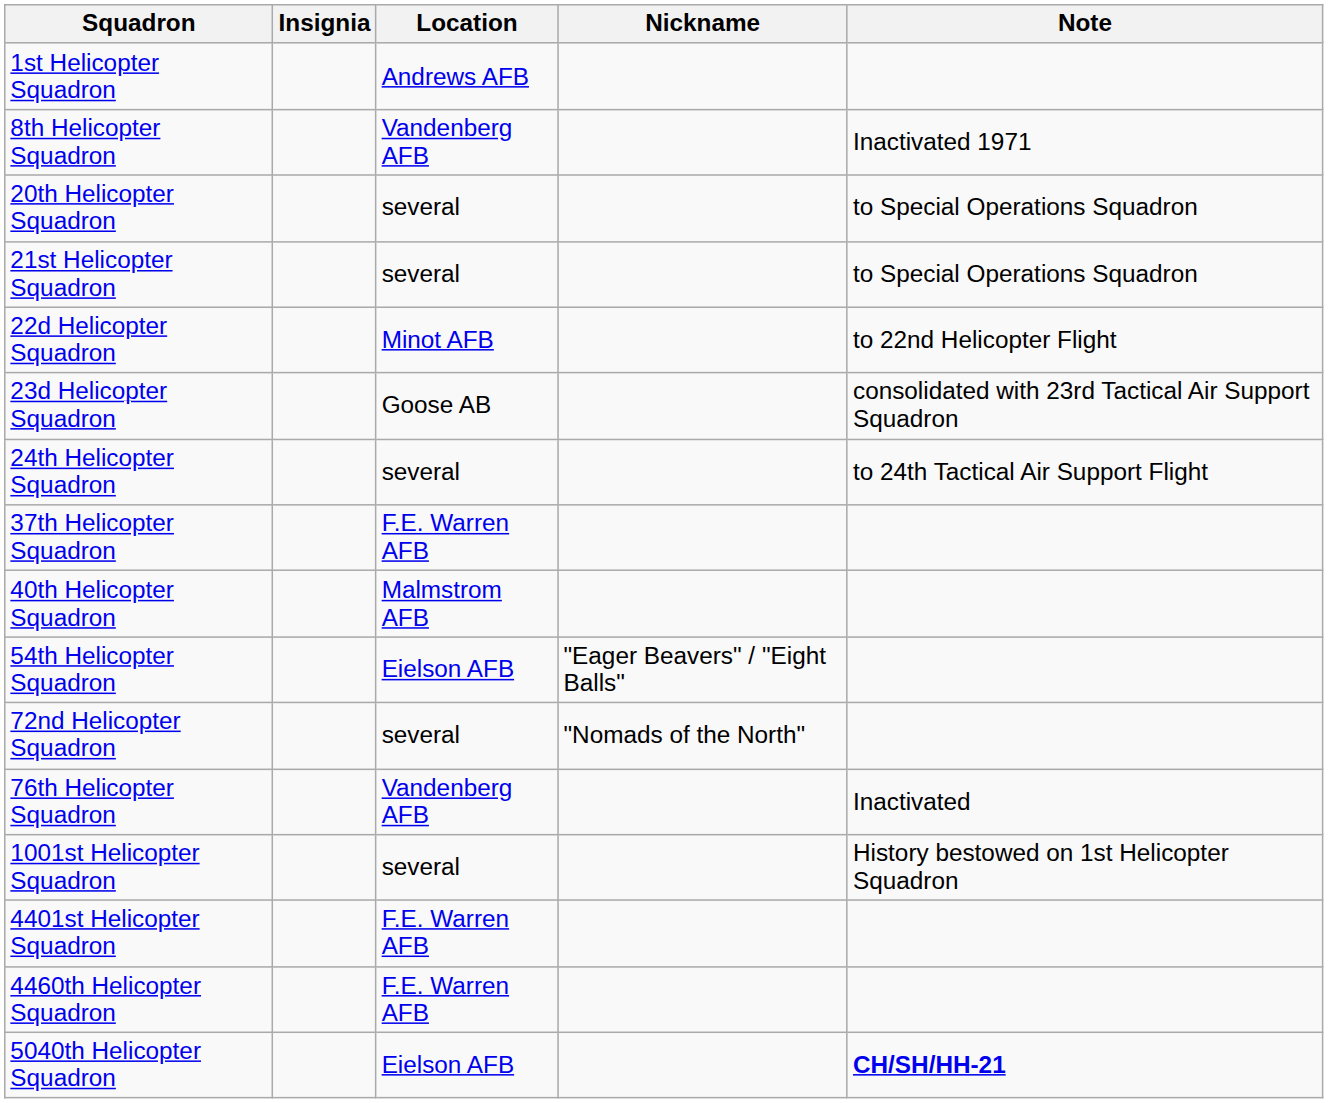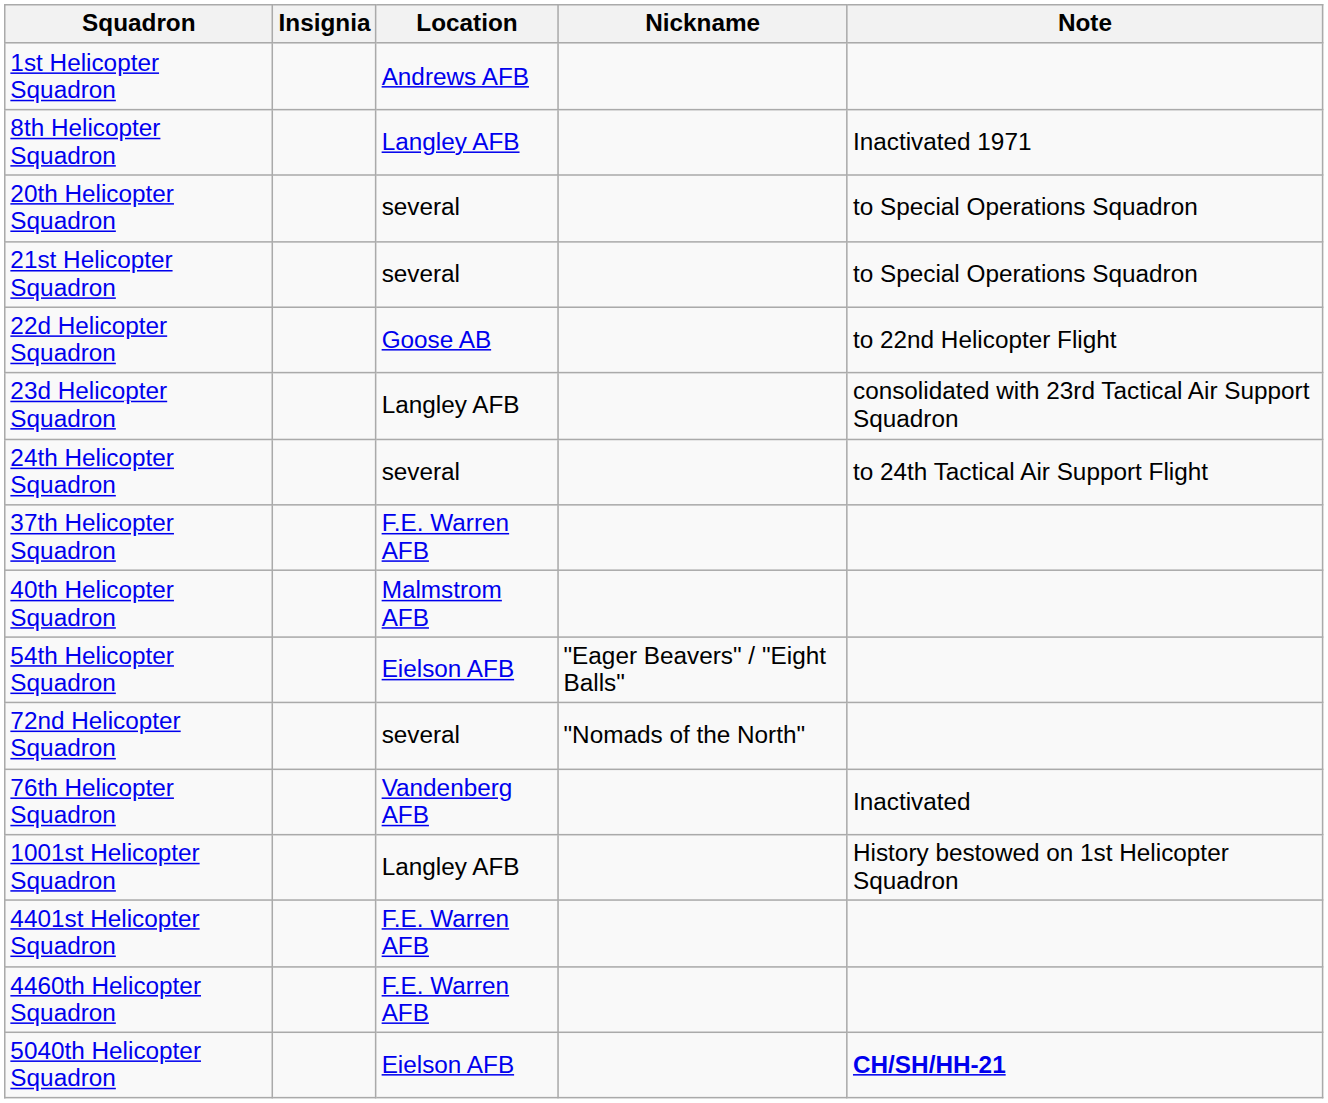(447, 141) Vandenberg AFB -> (451, 141) Langley AFB
(438, 339) Minot AFB -> (436, 339) Goose AB
(436, 405) Goose AB -> (451, 405) Langley AFB
(421, 867) several -> (451, 867) Langley AFB
